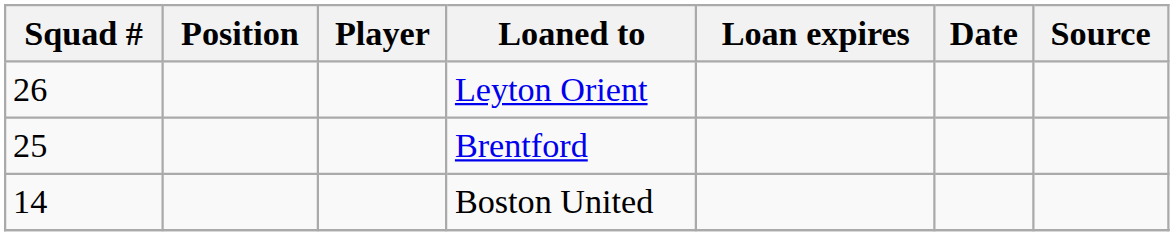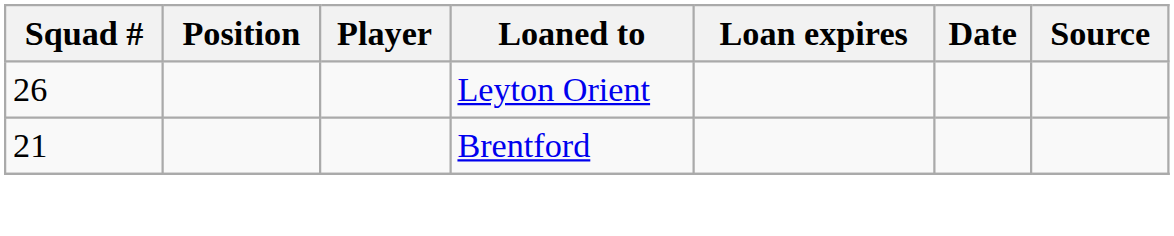(30, 145) 25 -> (30, 145) 21
- row: (554, 202)
